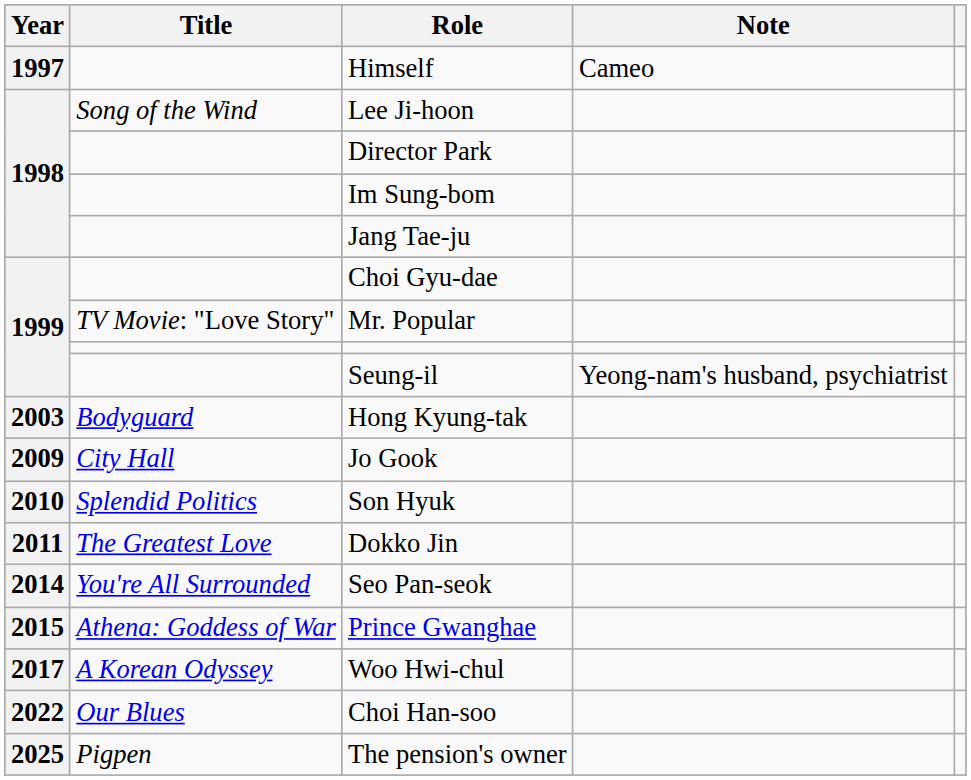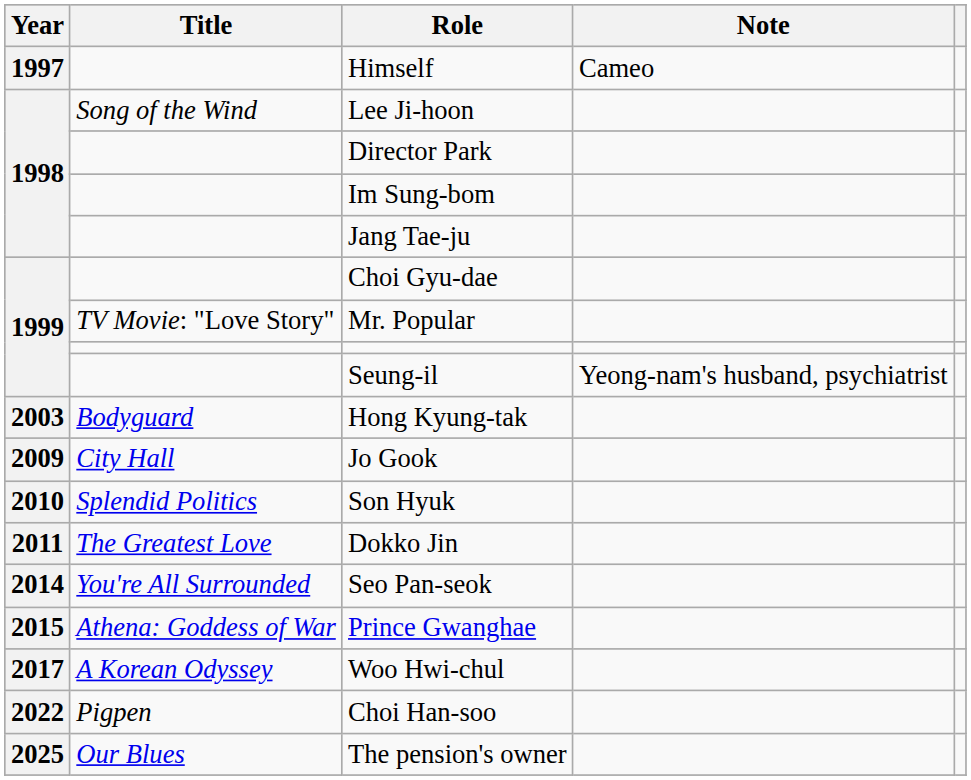(131, 711) Our Blues -> (114, 711) Pigpen
(114, 753) Pigpen -> (131, 753) Our Blues
